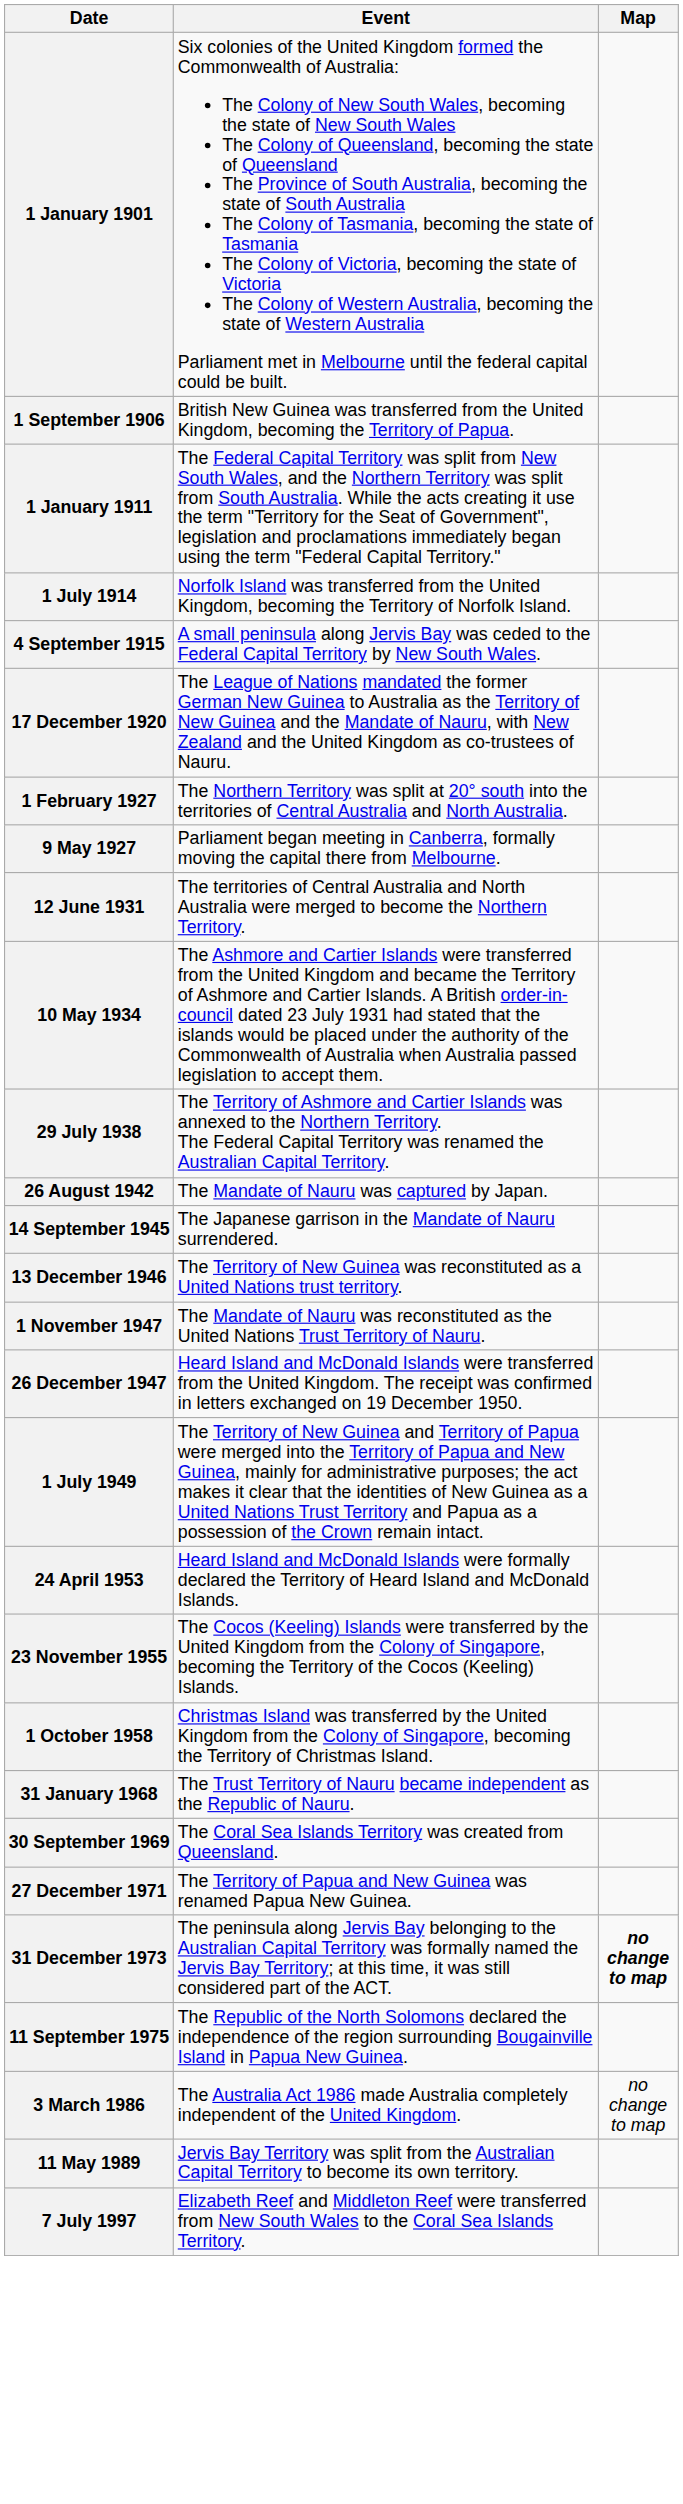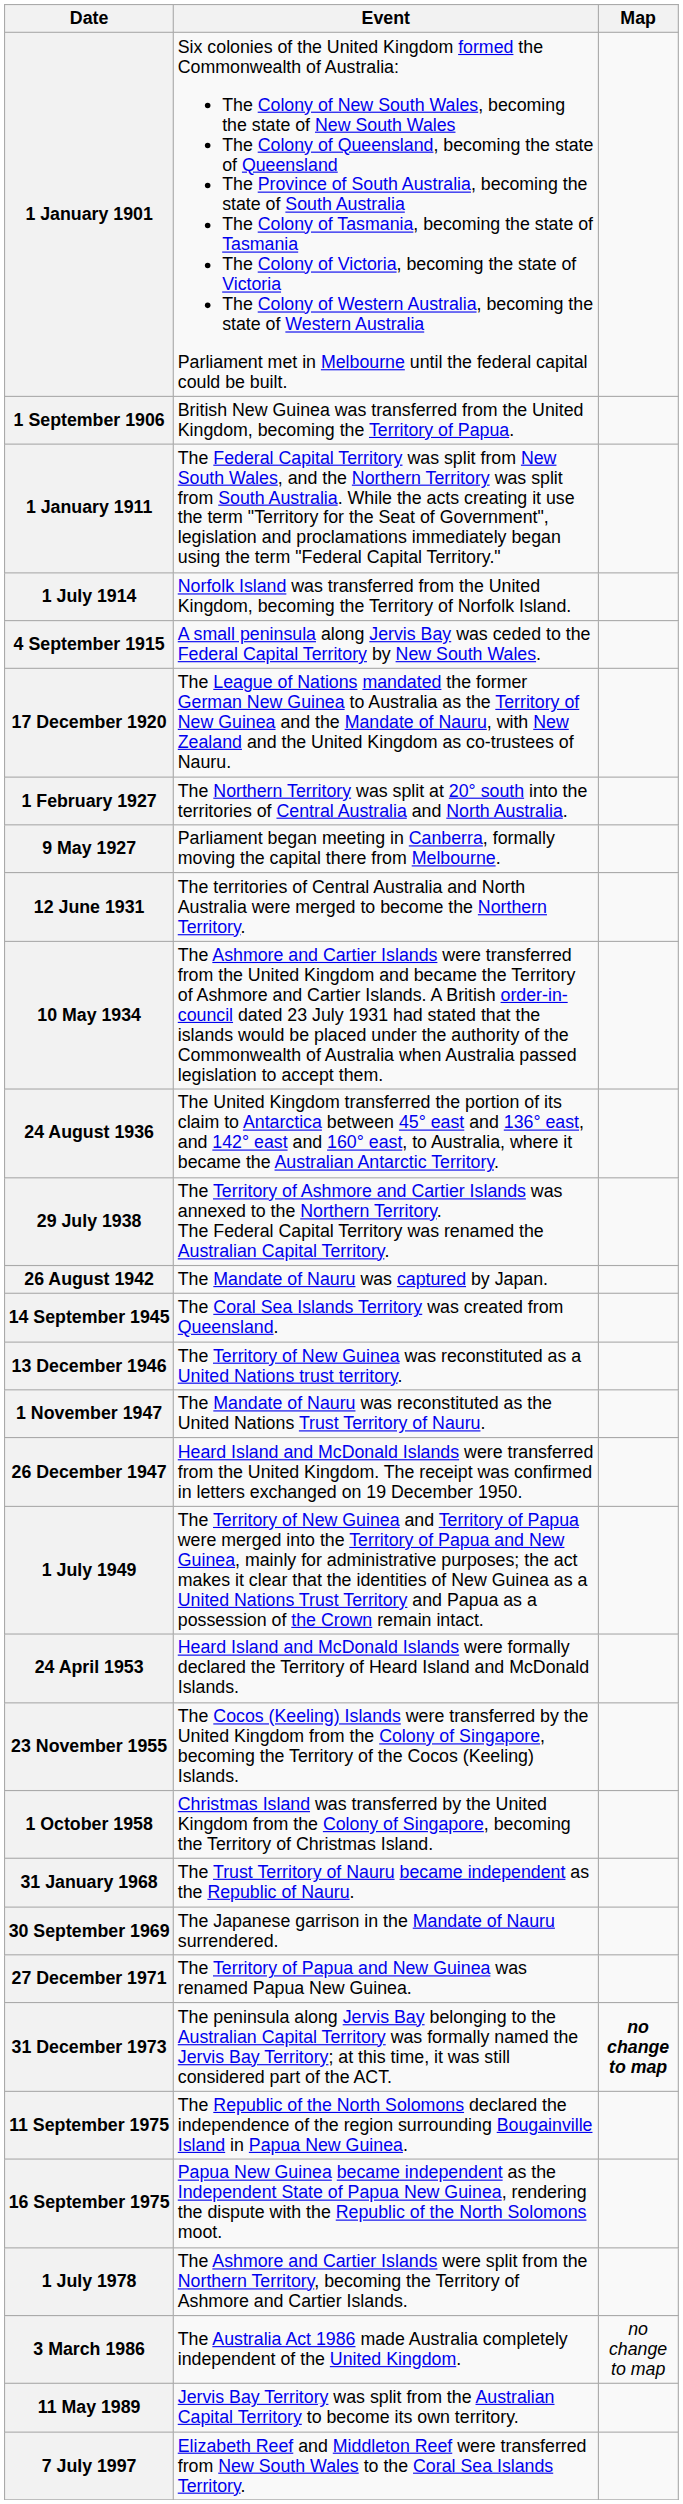+ row: (89, 1133)
(366, 1229) The Japanese garrison in the Mandate of Nauru surrendered. -> (371, 1317) The Coral Sea Islands Territory was created from Queensland.
(371, 1842) The Coral Sea Islands Territory was created from Queensland. -> (366, 1930) The Japanese garrison in the Mandate of Nauru surrendered.
+ row: (89, 2203)
+ row: (89, 2281)
